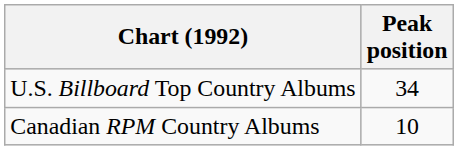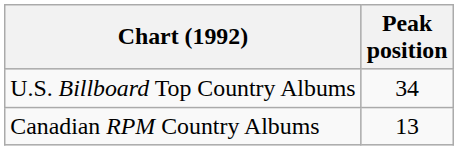(407, 125) 10 -> (407, 125) 13
